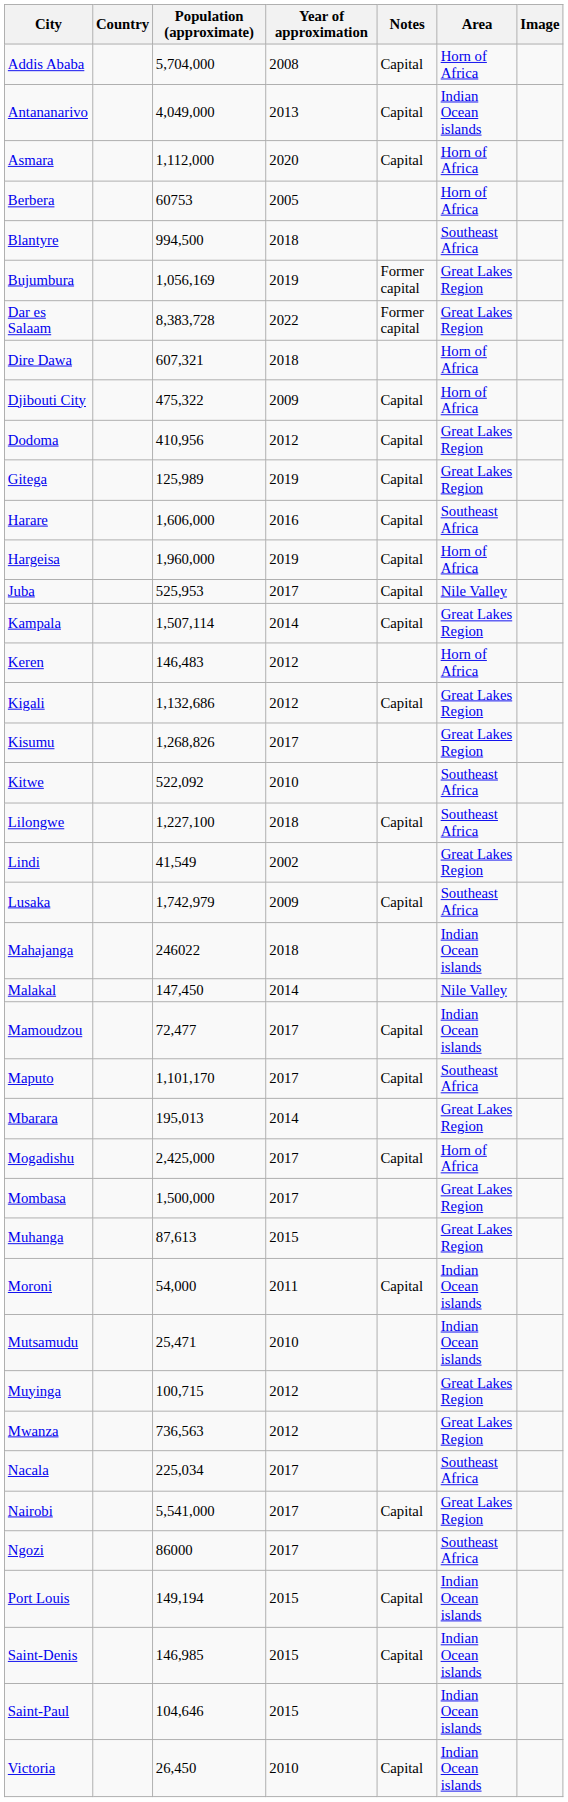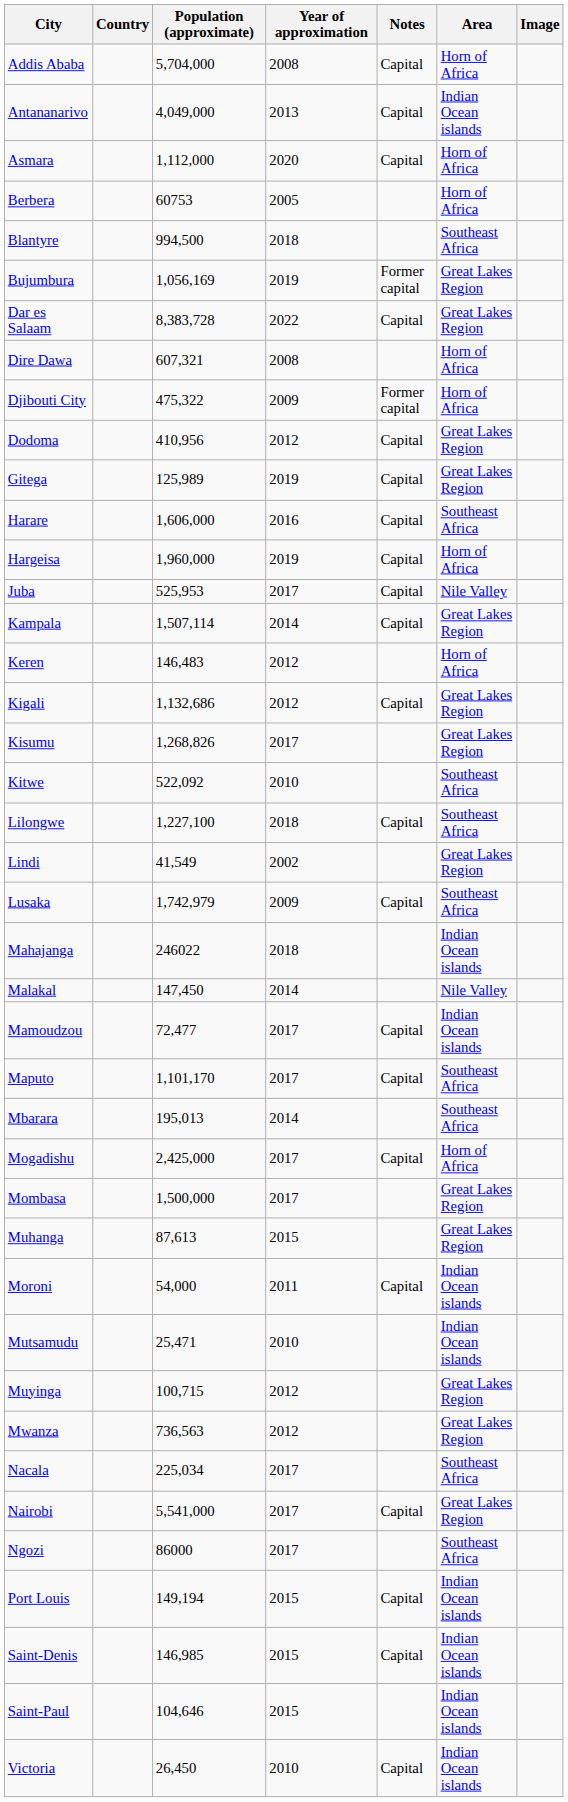(402, 320) Former capital -> (402, 320) Capital
(284, 360) 2018 -> (284, 360) 2008
(402, 400) Capital -> (402, 400) Former capital
(476, 1118) Great Lakes Region -> (469, 1118) Southeast Africa
